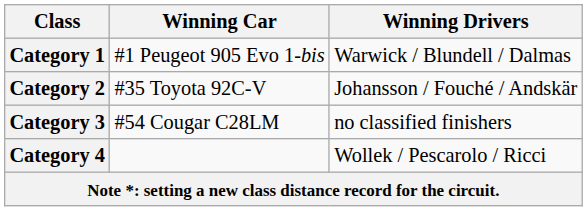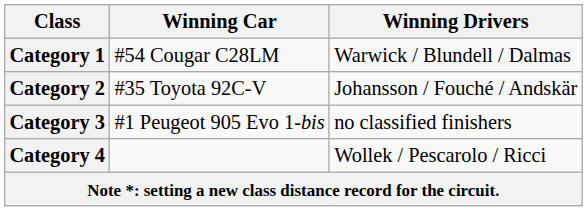(220, 55) #1 Peugeot 905 Evo 1-bis -> (197, 55) #54 Cougar C28LM
(197, 122) #54 Cougar C28LM -> (220, 122) #1 Peugeot 905 Evo 1-bis
